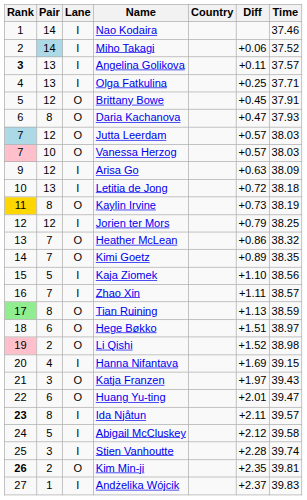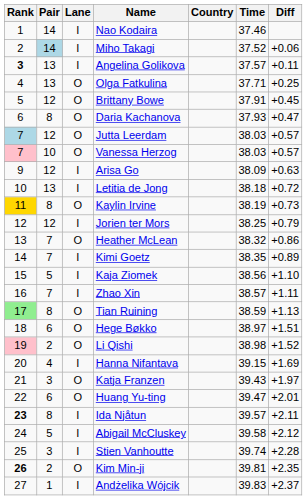columns swapped: (285, 13) <-> (252, 13)
(78, 83) I -> (78, 83) O
(78, 258) O -> (78, 258) I
